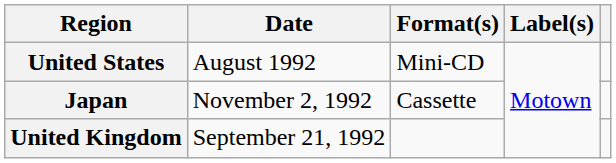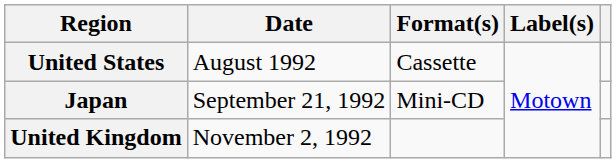(440, 61) Mini-CD -> (436, 61) Cassette
(282, 99) November 2, 1992 -> (289, 99) September 21, 1992
(436, 99) Cassette -> (440, 99) Mini-CD
(289, 137) September 21, 1992 -> (282, 137) November 2, 1992
